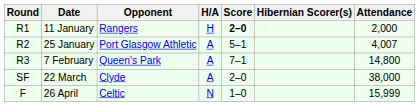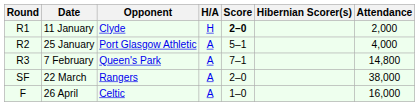(119, 28) Rangers -> (112, 28) Clyde
(384, 45) 4,007 -> (384, 45) 4,000
(112, 77) Clyde -> (119, 77) Rangers
(210, 93) N -> (210, 93) A
(384, 93) 15,999 -> (384, 93) 16,000
